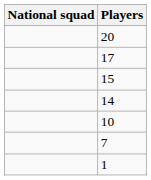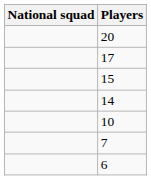+ row: (104, 164)
- row: (104, 164)
